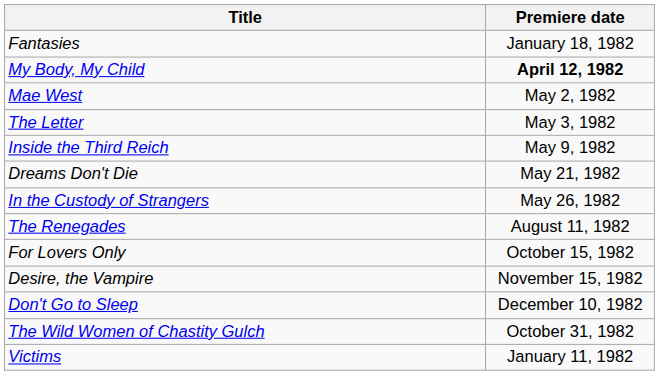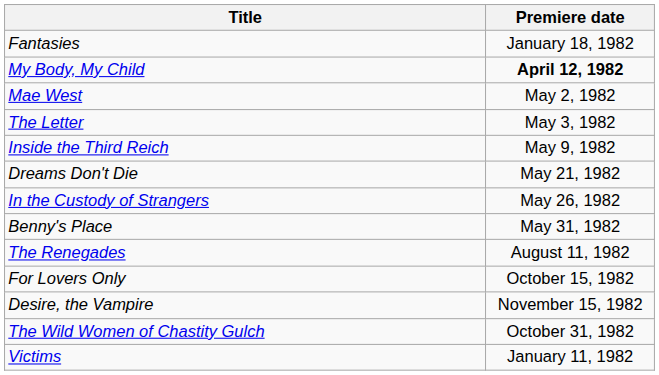+ row: (60, 226)
- row: (73, 305)
